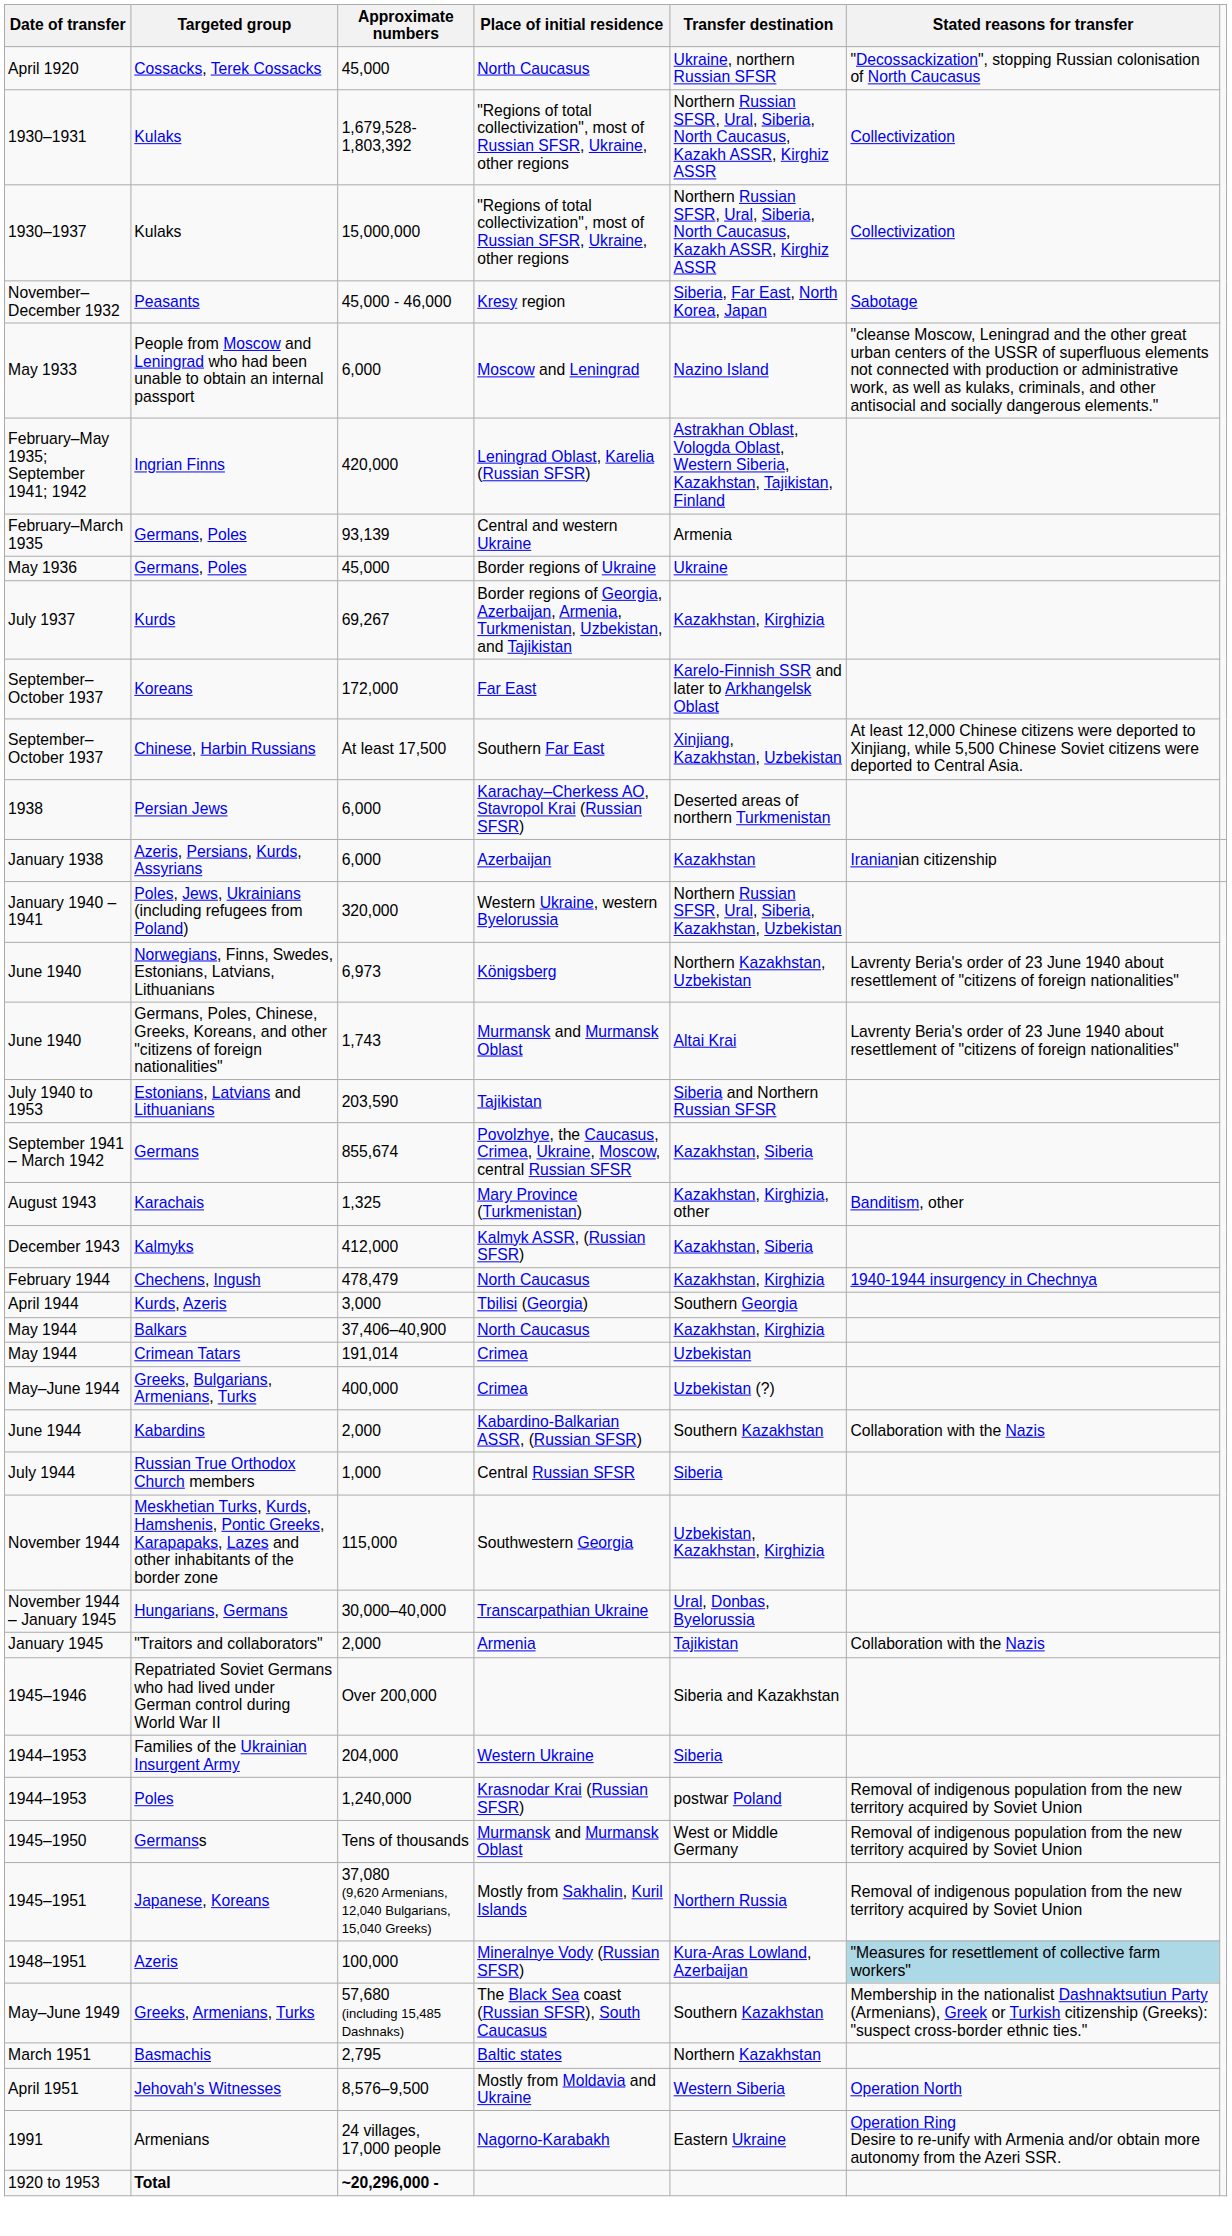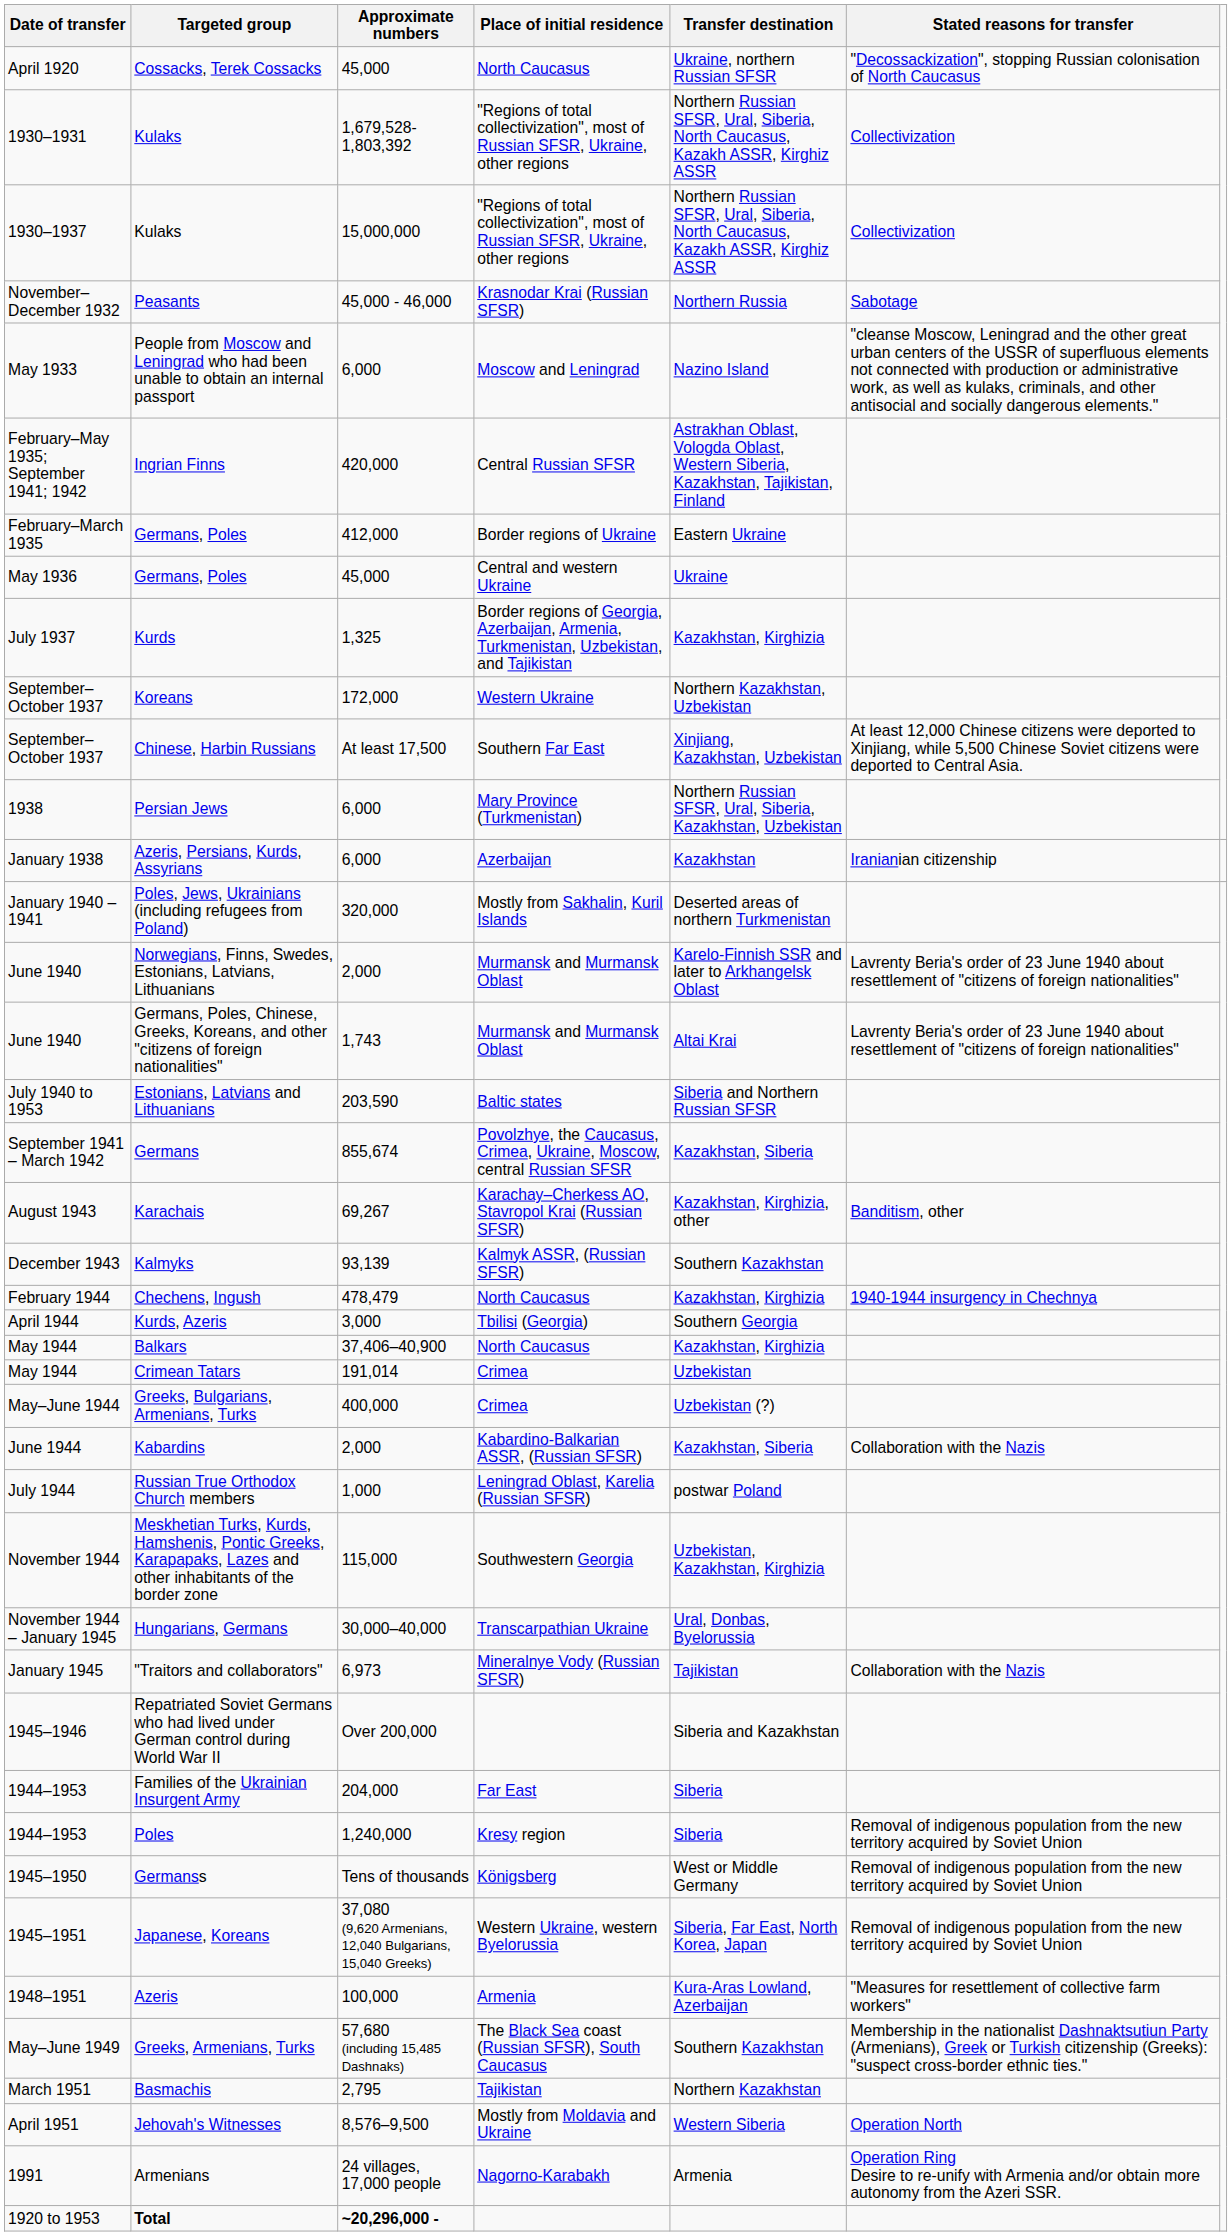(521, 301) Kresy region -> (563, 301) Krasnodar Krai (Russian SFSR)
(756, 301) Siberia, Far East, North Korea, Japan -> (730, 301) Northern Russia
(566, 466) Leningrad Oblast, Karelia (Russian SFSR) -> (556, 466) Central Russian SFSR
(366, 534) 93,139 -> (370, 534) 412,000
(547, 534) Central and western Ukraine -> (567, 534) Border regions of Ukraine
(703, 534) Armenia -> (730, 534) Eastern Ukraine
(567, 568) Border regions of Ukraine -> (547, 577) Central and western Ukraine
(366, 620) 69,267 -> (361, 637) 1,325
(507, 688) Far East -> (535, 697) Western Ukraine
(758, 688) Karelo-Finnish SSR and later to Arkhangelsk Oblast -> (749, 697) Northern Kazakhstan, Uzbekistan
(563, 809) Karachay–Cherkess AO, Stavropol Krai (Russian SFSR) -> (530, 809) Mary Province (Turkmenistan)
(752, 809) Deserted areas of northern Turkmenistan -> (758, 809) Northern Russian SFSR, Ural, Siberia, Kazakhstan, Uzbekistan
(567, 911) Western Ukraine, western Byelorussia -> (570, 911) Mostly from Sakhalin, Kuril Islands
(758, 911) Northern Russian SFSR, Ural, Siberia, Kazakhstan, Uzbekistan -> (752, 911) Deserted areas of northern Turkmenistan
(361, 972) 6,973 -> (361, 972) 2,000
(517, 972) Königsberg -> (568, 972) Murmansk and Murmansk Oblast
(749, 972) Northern Kazakhstan, Uzbekistan -> (758, 972) Karelo-Finnish SSR and later to Arkhangelsk Oblast
(509, 1101) Tajikistan -> (519, 1101) Baltic states
(361, 1203) 1,325 -> (366, 1212) 69,267
(530, 1203) Mary Province (Turkmenistan) -> (563, 1212) Karachay–Cherkess AO, Stavropol Krai (Russian SFSR)
(370, 1246) 412,000 -> (366, 1263) 93,139
(743, 1246) Kazakhstan, Siberia -> (749, 1263) Southern Kazakhstan
(749, 1430) Southern Kazakhstan -> (743, 1448) Kazakhstan, Siberia
(556, 1473) Central Russian SFSR -> (566, 1490) Leningrad Oblast, Karelia (Russian SFSR)
(698, 1473) Siberia -> (728, 1490) postwar Poland
(361, 1644) 2,000 -> (361, 1671) 6,973
(506, 1644) Armenia -> (568, 1671) Mineralnye Vody (Russian SFSR)
(535, 1756) Western Ukraine -> (507, 1791) Far East
(563, 1798) Krasnodar Krai (Russian SFSR) -> (521, 1834) Kresy region
(728, 1798) postwar Poland -> (698, 1834) Siberia
(568, 1841) Murmansk and Murmansk Oblast -> (517, 1876) Königsberg
(570, 1901) Mostly from Sakhalin, Kuril Islands -> (567, 1936) Western Ukraine, western Byelorussia
(730, 1901) Northern Russia -> (756, 1936) Siberia, Far East, North Korea, Japan
(568, 1961) Mineralnye Vody (Russian SFSR) -> (506, 1997) Armenia
(1005, 1961) lightblue background -> (1005, 1997) no background
(519, 2055) Baltic states -> (509, 2090) Tajikistan
(730, 2140) Eastern Ukraine -> (703, 2175) Armenia
